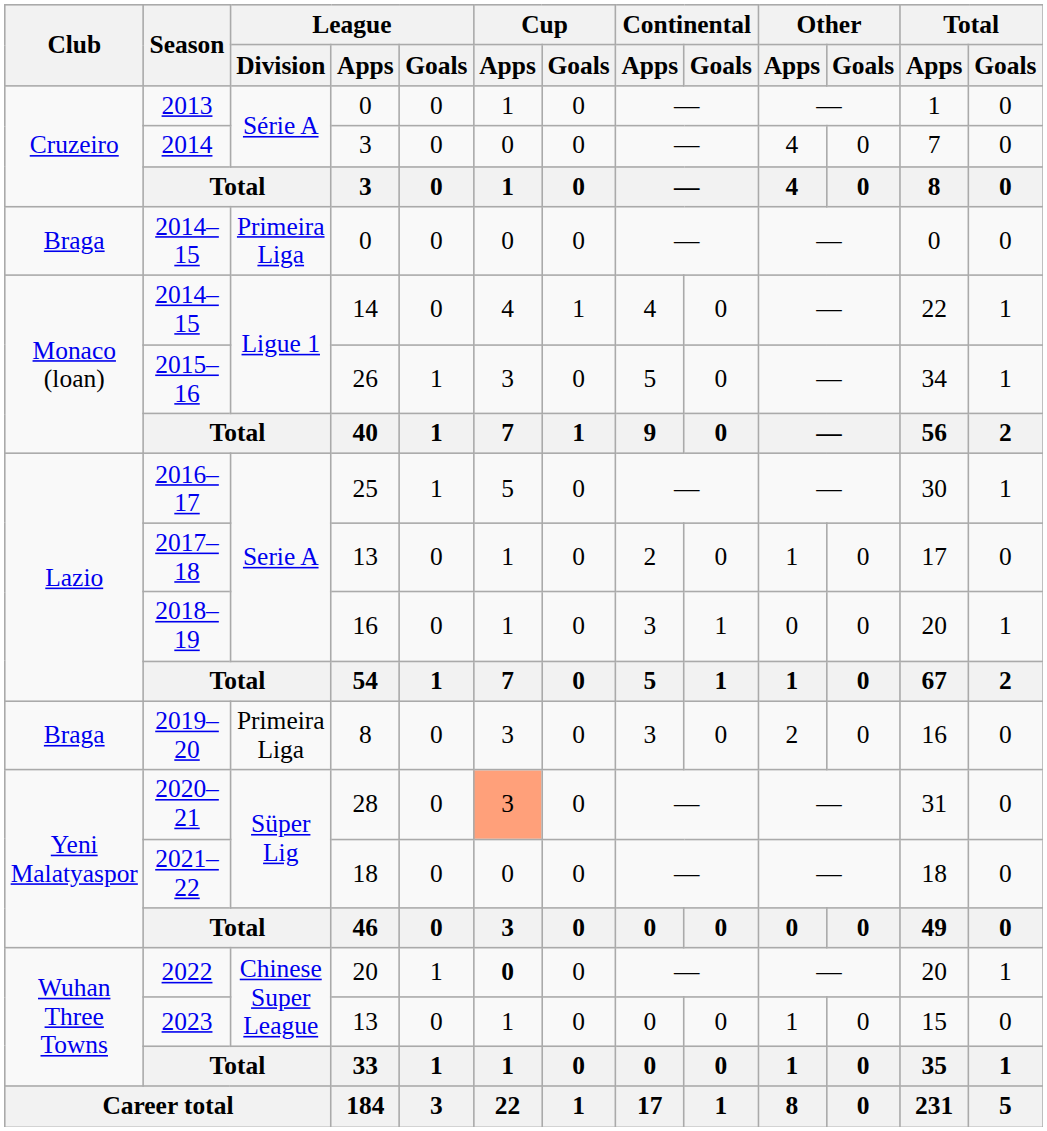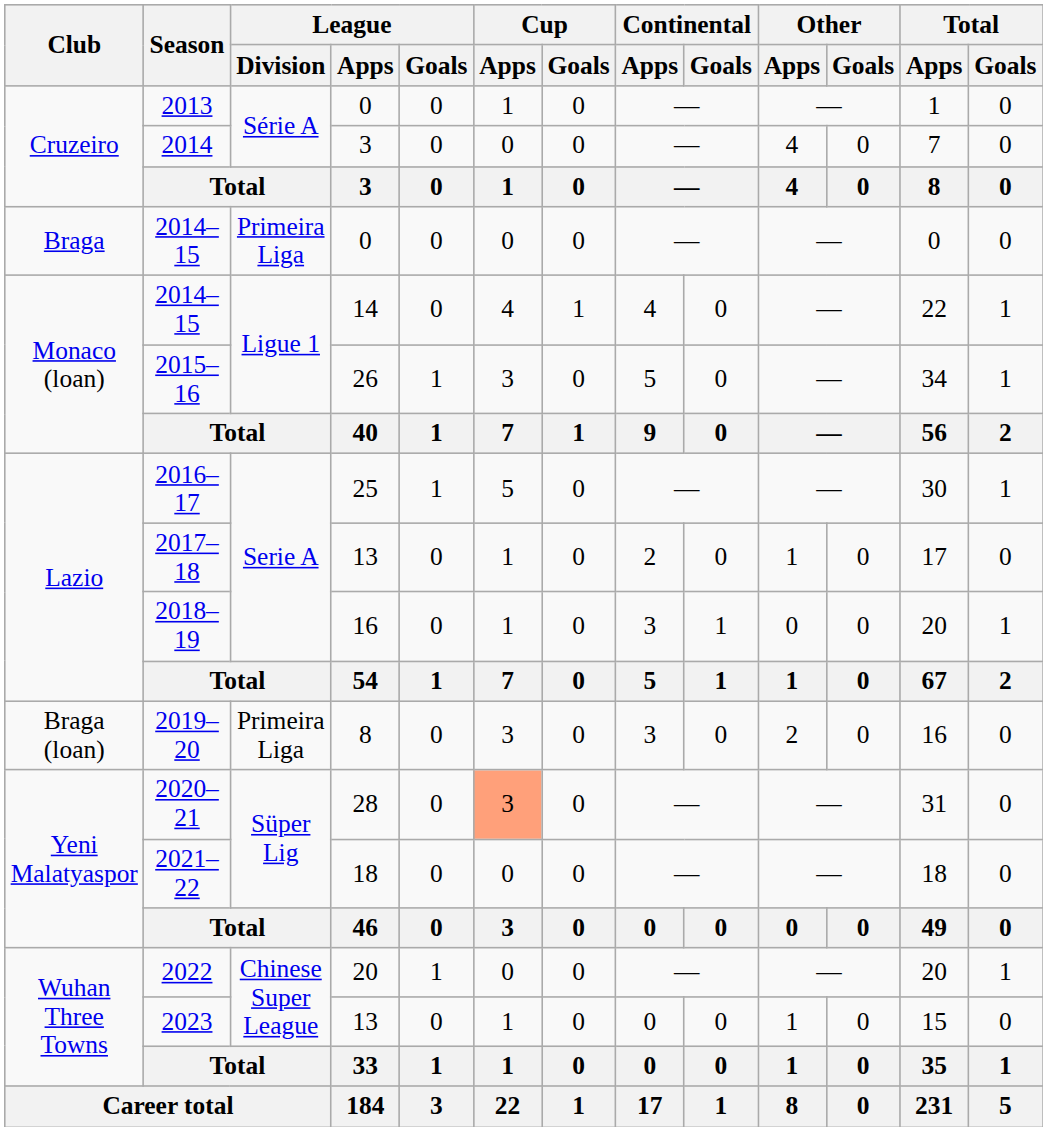(74, 735) Braga -> (74, 735) Braga (loan)
(508, 972) bold -> (508, 972) normal
